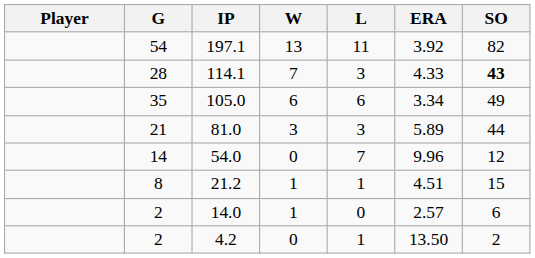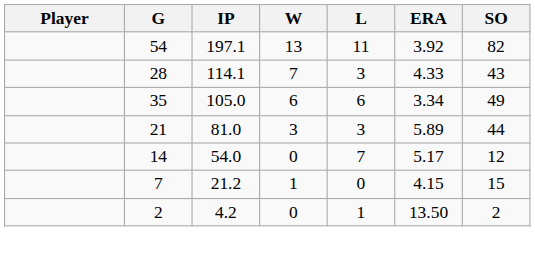(496, 73) bold -> (496, 73) normal
(429, 156) 9.96 -> (429, 156) 5.17
(158, 184) 8 -> (158, 184) 7
(361, 184) 1 -> (361, 184) 0
(429, 184) 4.51 -> (429, 184) 4.15
- row: (226, 211)
